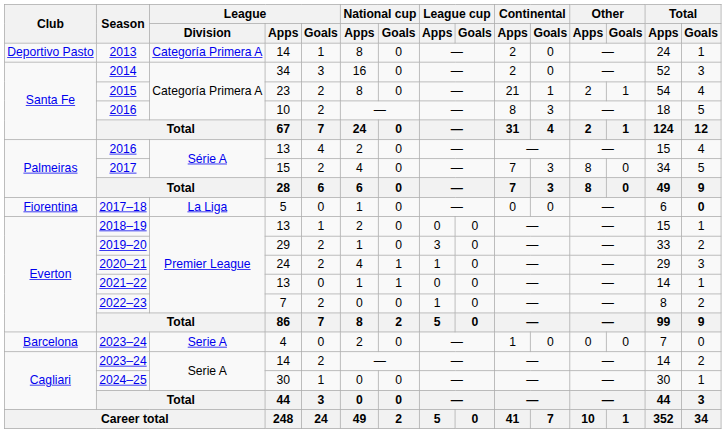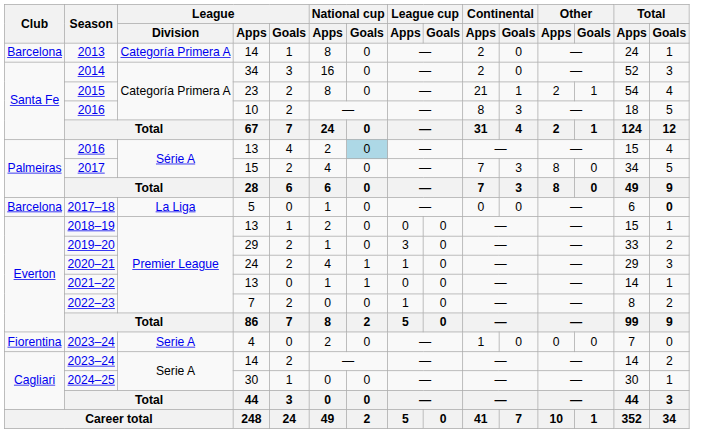(50, 52) Deportivo Pasto -> (35, 52) Barcelona
(399, 149) no background -> (367, 149) lightblue background
(50, 206) Fiorentina -> (35, 206) Barcelona
(50, 341) Barcelona -> (35, 341) Fiorentina
